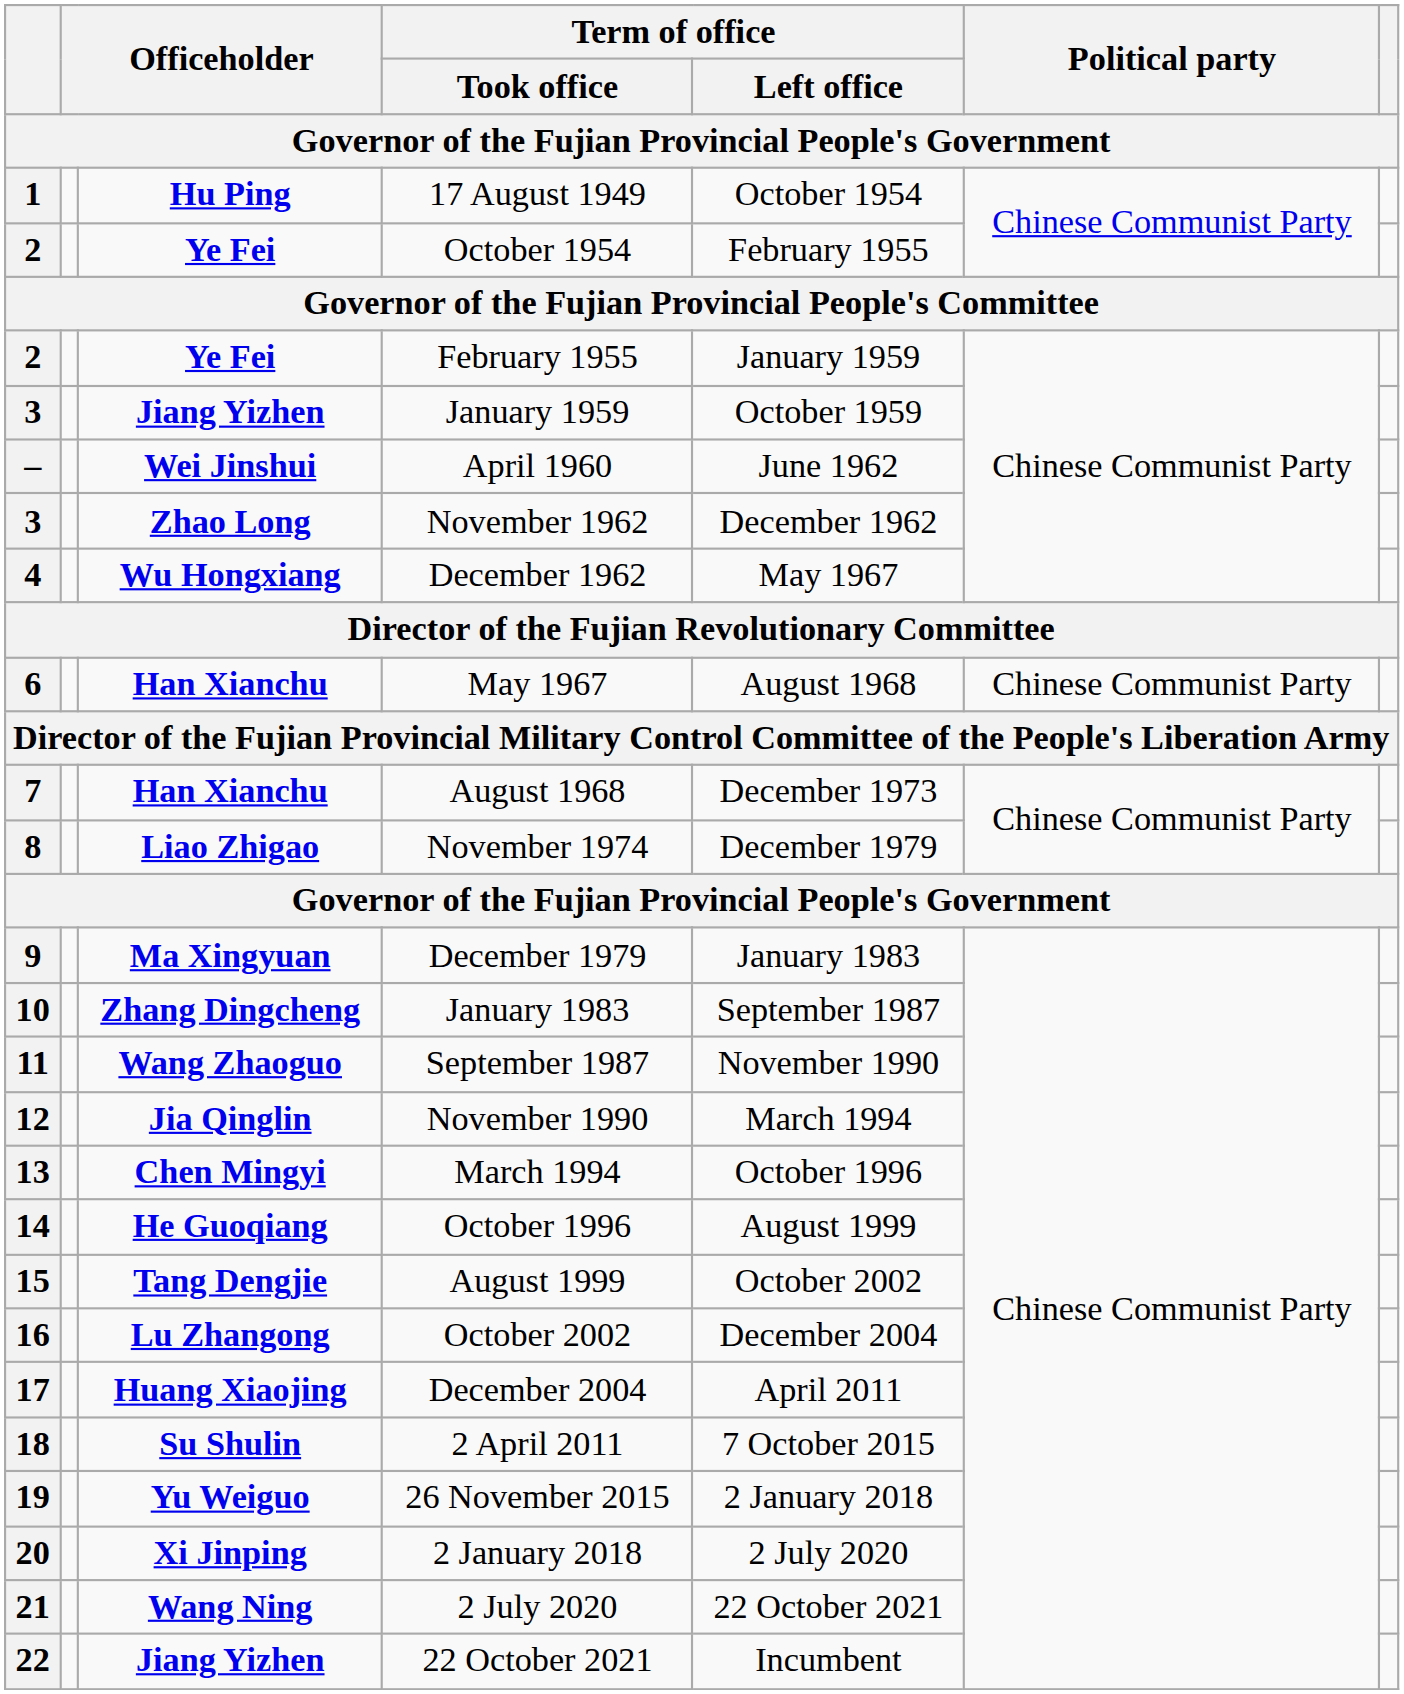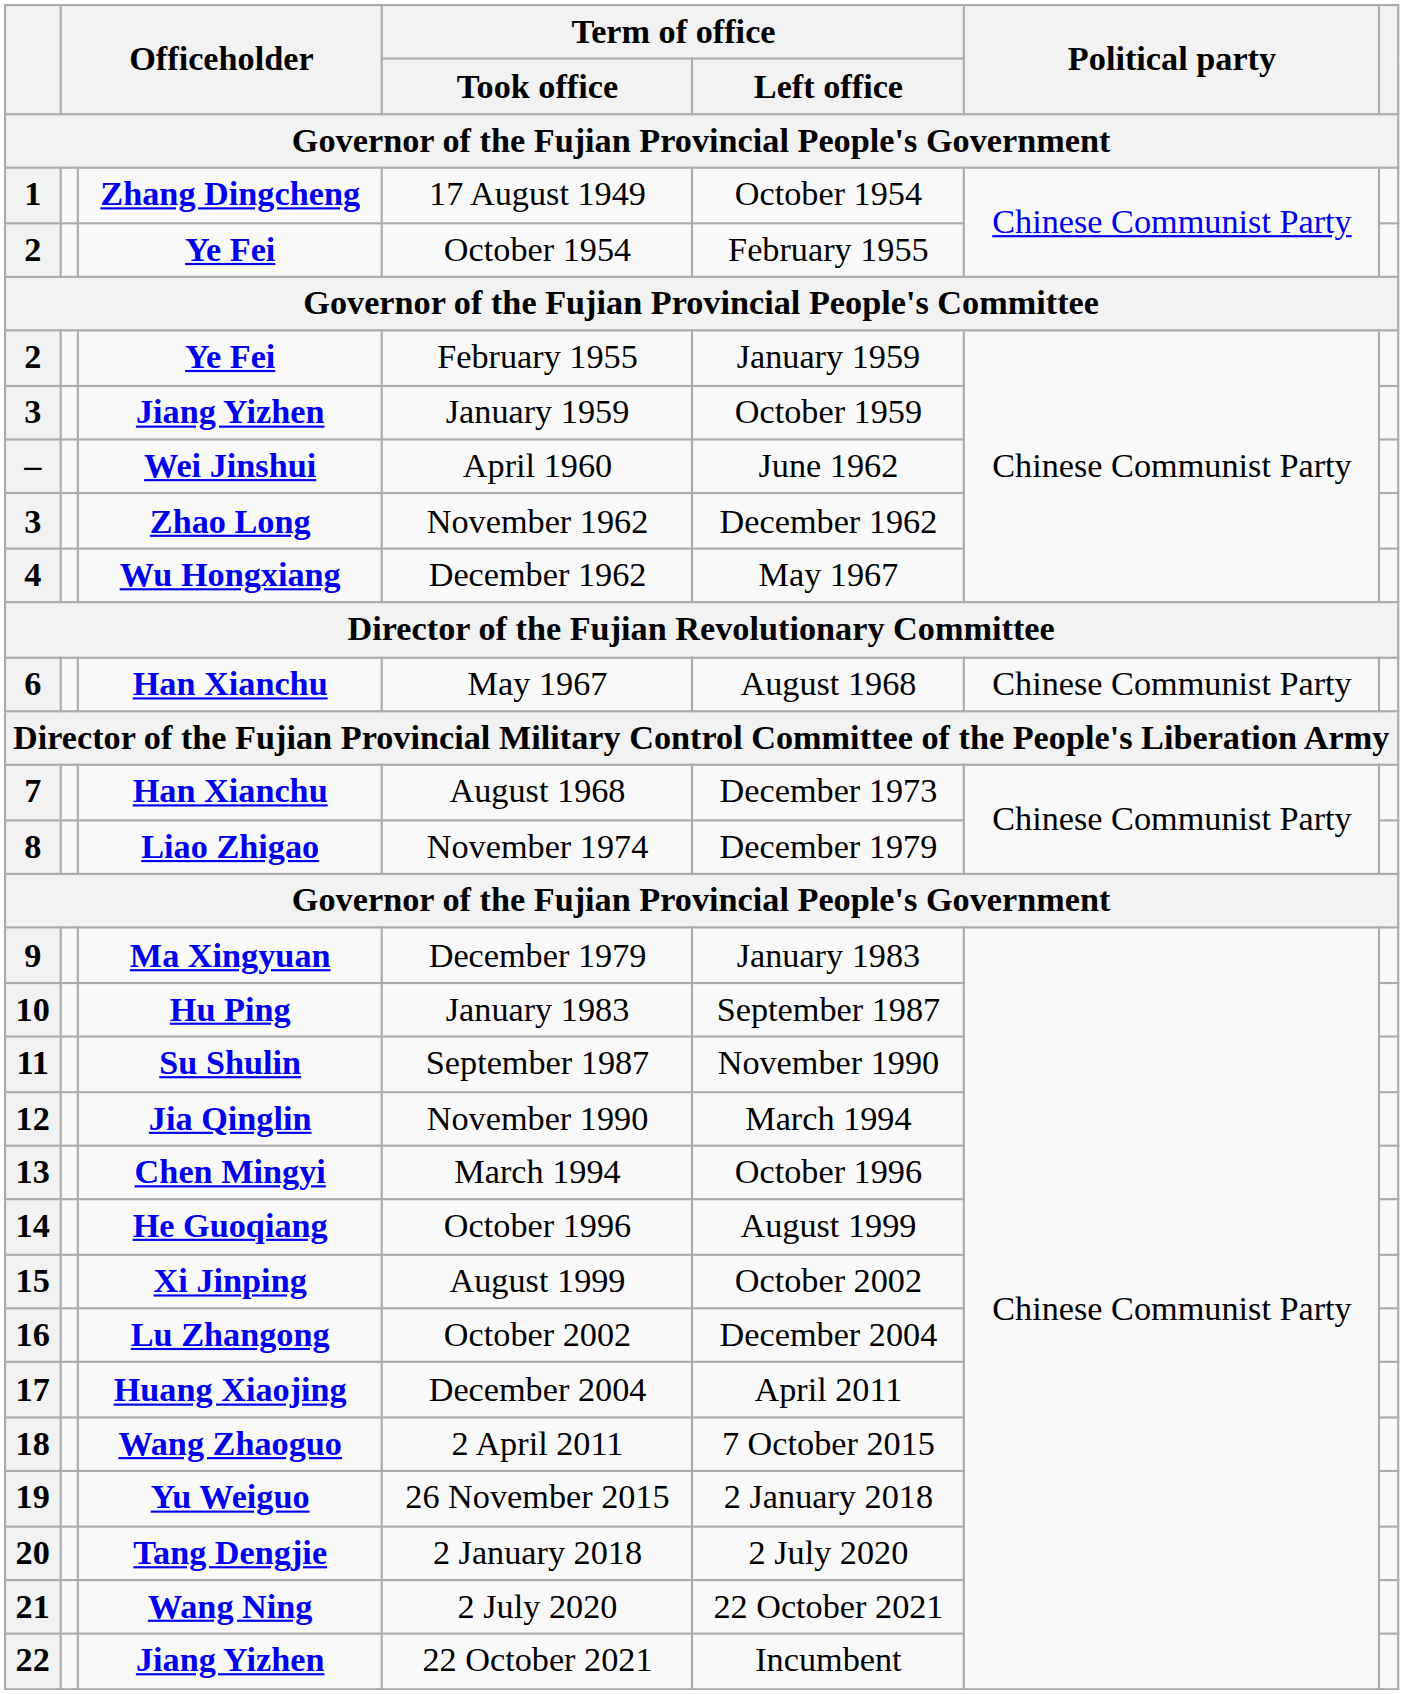(230, 194) Hu Ping -> (230, 194) Zhang Dingcheng
(230, 1009) Zhang Dingcheng -> (230, 1009) Hu Ping
(230, 1063) Wang Zhaoguo -> (230, 1063) Su Shulin
(230, 1280) Tang Dengjie -> (230, 1280) Xi Jinping
(230, 1443) Su Shulin -> (230, 1443) Wang Zhaoguo
(230, 1552) Xi Jinping -> (230, 1552) Tang Dengjie
